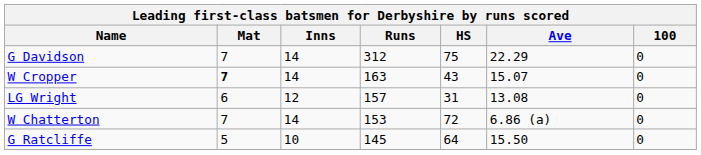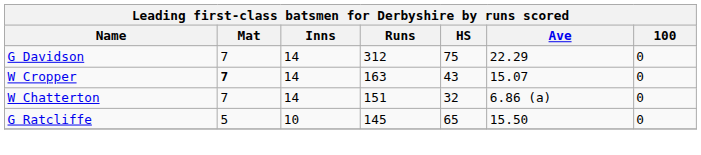- row: (42, 98)
(375, 119) 153 -> (375, 98) 151
(451, 119) 72 -> (451, 98) 32
(451, 139) 64 -> (451, 119) 65
